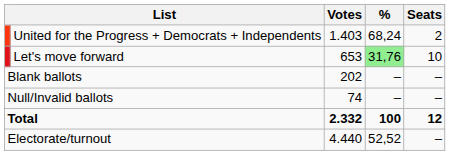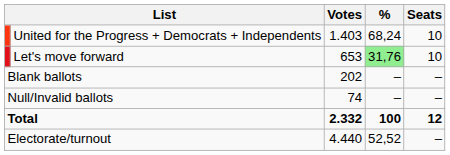(438, 35) 2 -> (435, 35) 10
